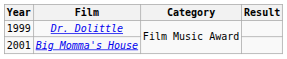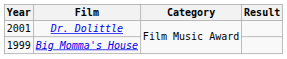(19, 29) 1999 -> (19, 29) 2001
(19, 45) 2001 -> (19, 45) 1999
